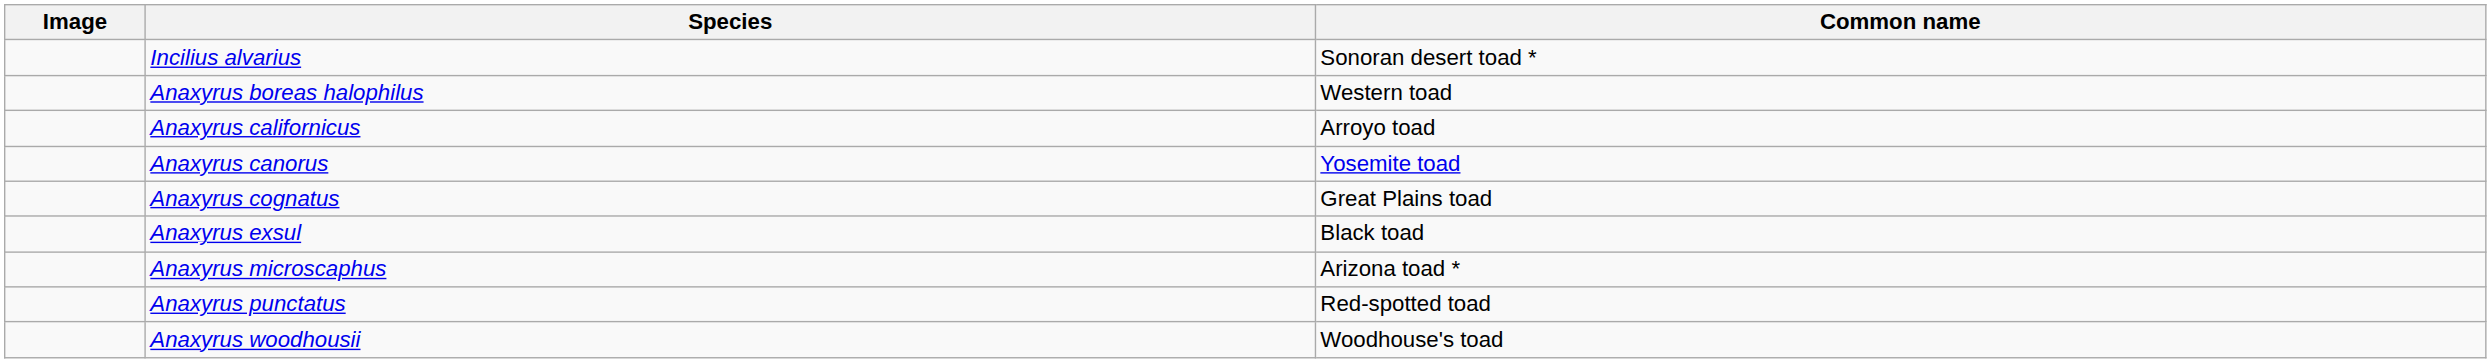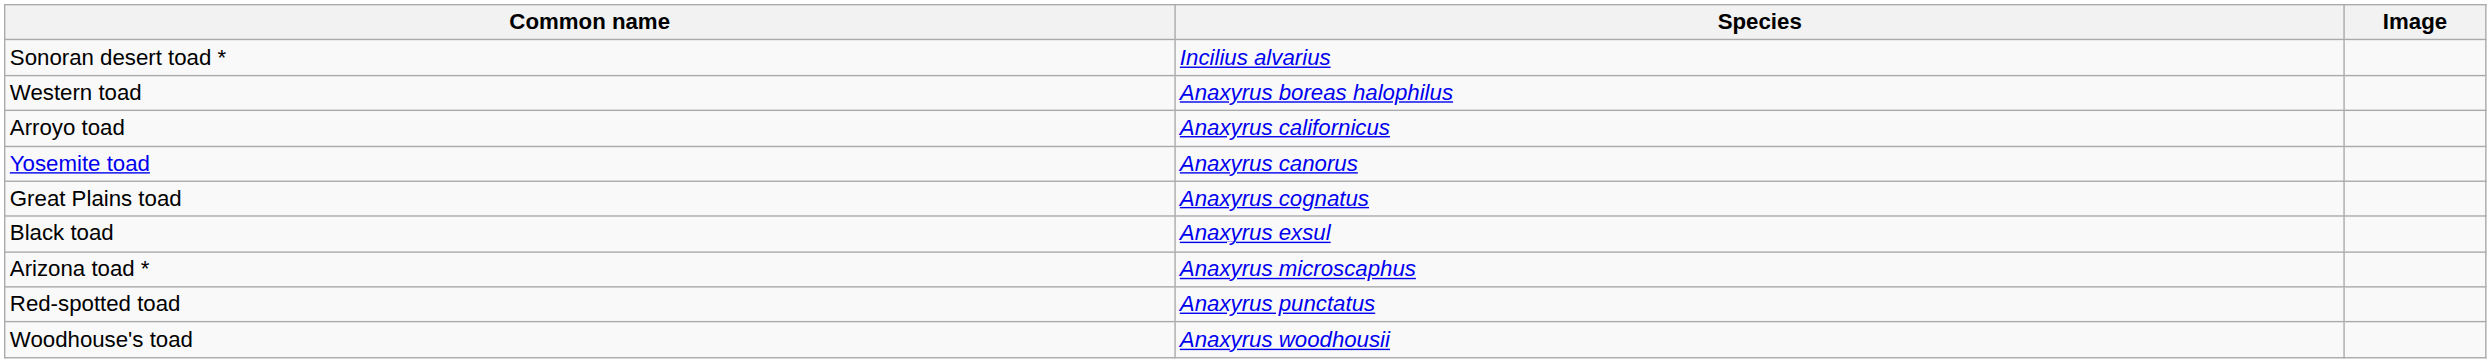columns swapped: (75, 22) <-> (1900, 22)
